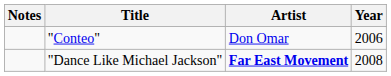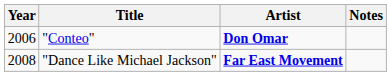columns swapped: (369, 15) <-> (25, 15)
(259, 37) normal -> (256, 37) bold
